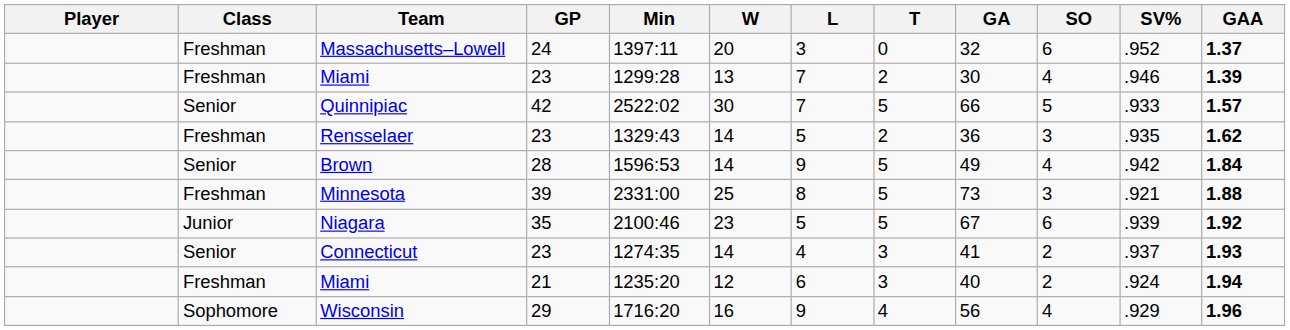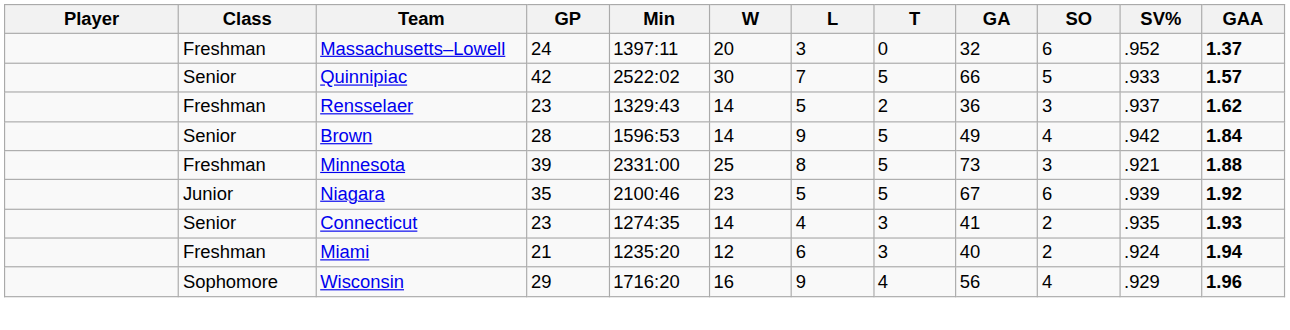- row: (345, 77)
(1142, 135) .935 -> (1142, 106) .937
(1142, 252) .937 -> (1142, 223) .935
